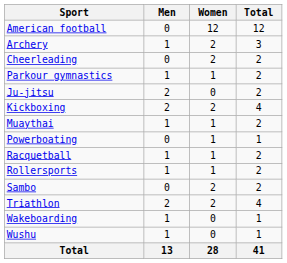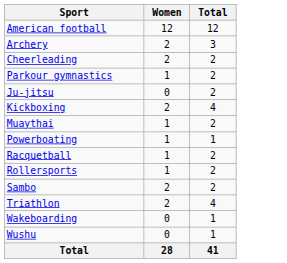- column: (167, 12)
